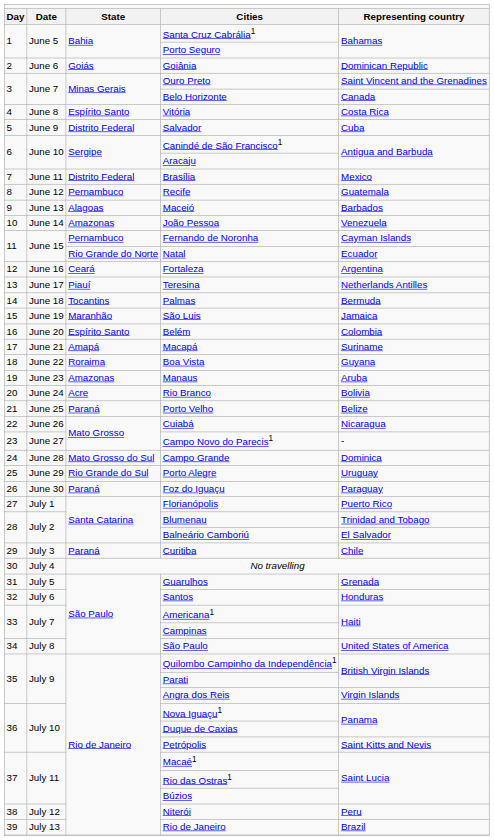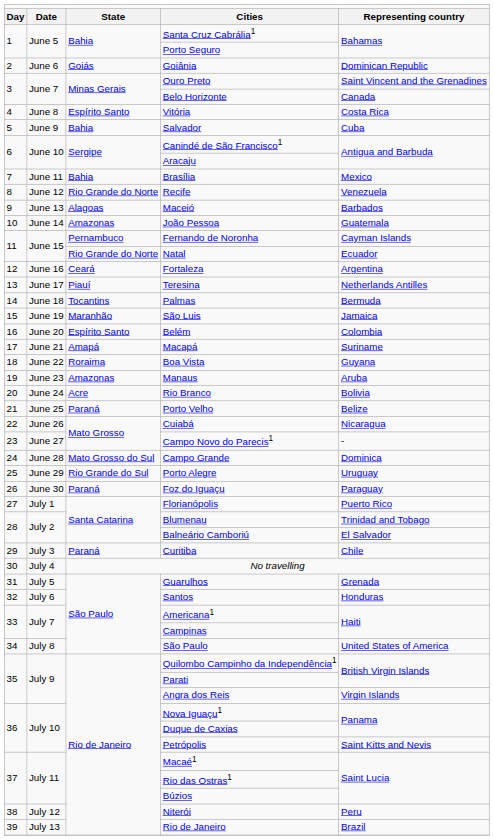(101, 127) Distrito Federal -> (81, 127) Bahia
(101, 176) Distrito Federal -> (81, 176) Bahia
(96, 192) Pernambuco -> (113, 192) Rio Grande do Norte
(365, 192) Guatemala -> (364, 192) Venezuela
(364, 223) Venezuela -> (365, 223) Guatemala
